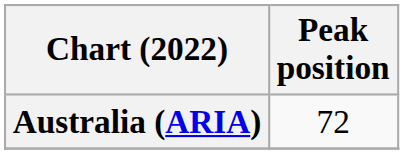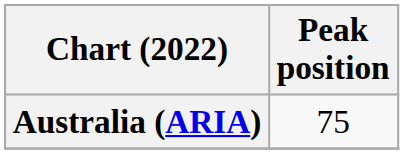(333, 121) 72 -> (333, 121) 75
